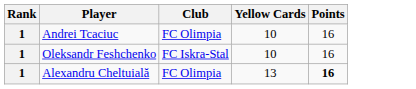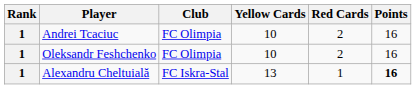+ column: (340, 14)
(195, 53) FC Iskra-Stal -> (192, 53) FC Olimpia
(192, 73) FC Olimpia -> (195, 73) FC Iskra-Stal
